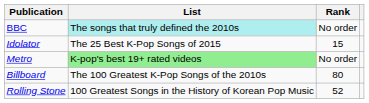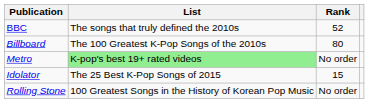(155, 28) paleturquoise background -> (155, 28) no background
(338, 28) No order -> (338, 28) 52
rows swapped: (23, 43) <-> (26, 75)
(338, 91) 52 -> (338, 91) No order
